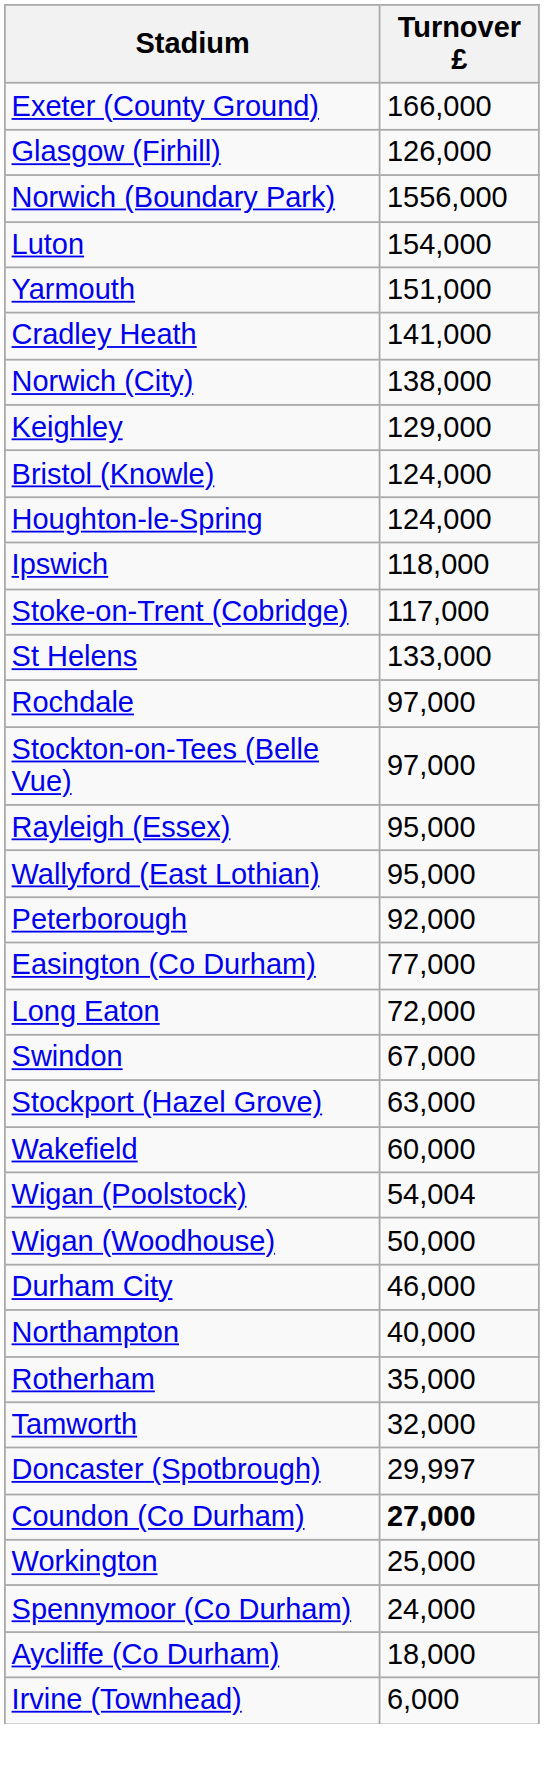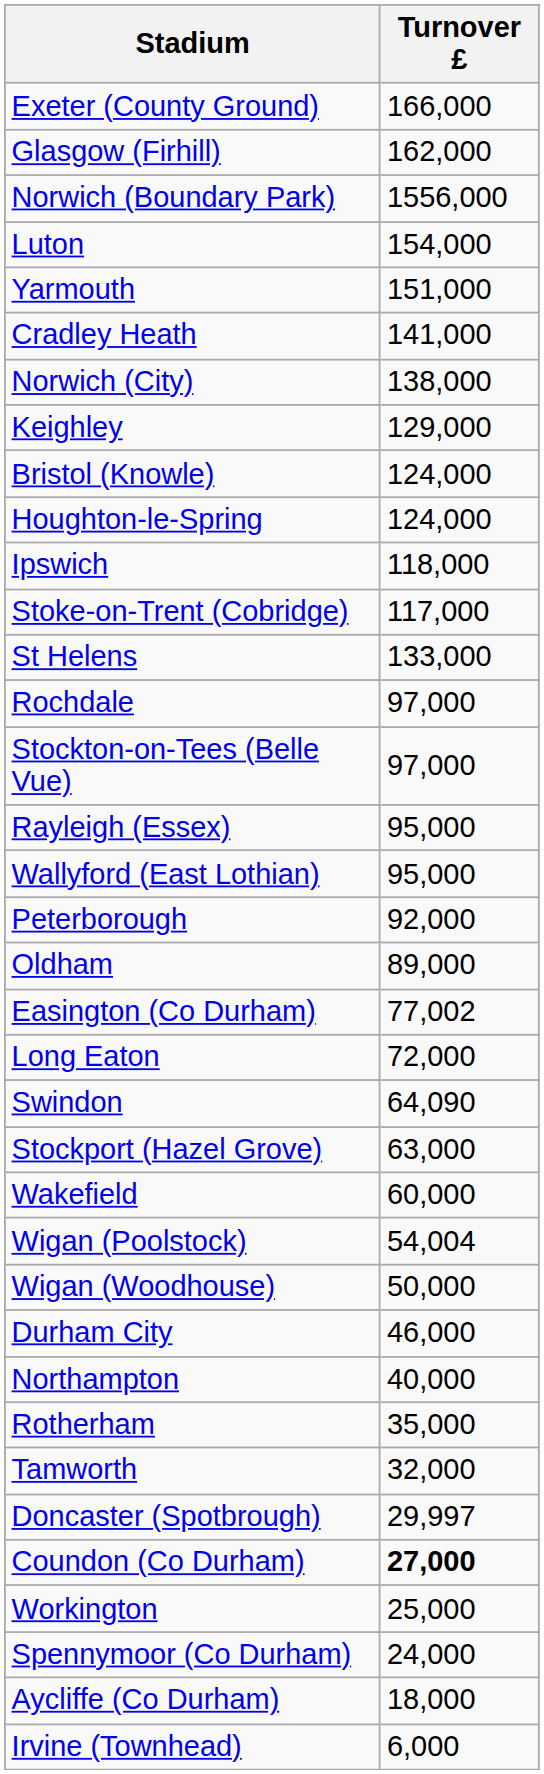(439, 151) 126,000 -> (439, 151) 162,000
+ row: (62, 965)
(431, 965) 77,000 -> (431, 1011) 77,002
(431, 1057) 67,000 -> (431, 1103) 64,090
